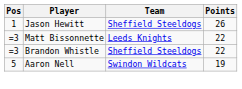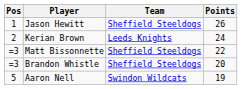+ row: (55, 38)
(140, 38) Leeds Knights -> (155, 51) Sheffield Steeldogs
(220, 51) 22 -> (220, 64) 20
